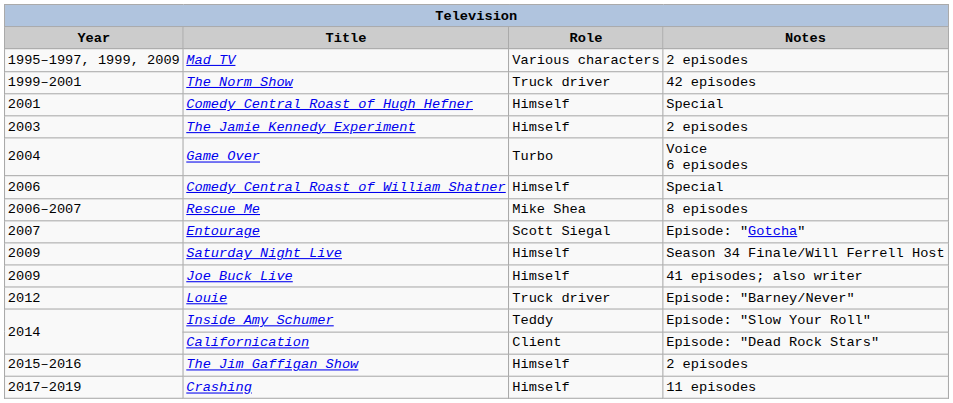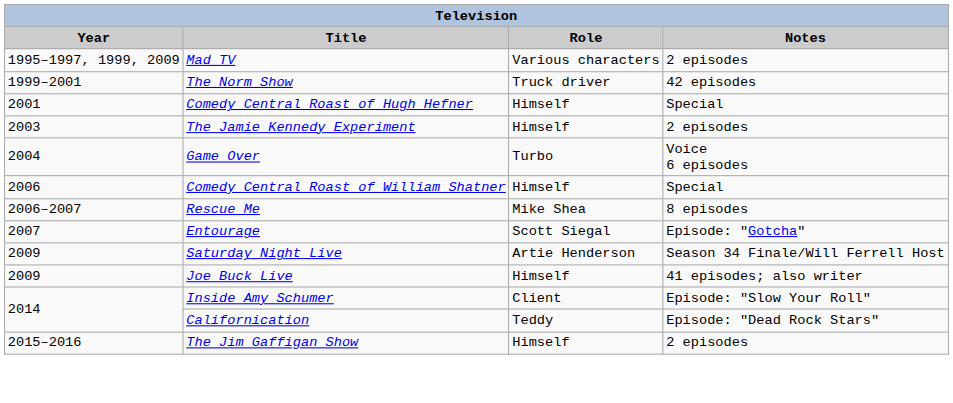(541, 254) Himself -> (574, 254) Artie Henderson
- row: (207, 298)
(533, 321) Teddy -> (537, 298) Client
(537, 343) Client -> (533, 321) Teddy
- row: (219, 387)
